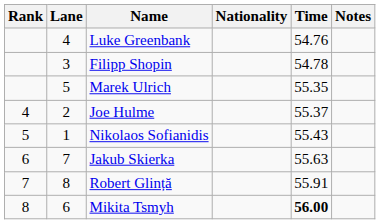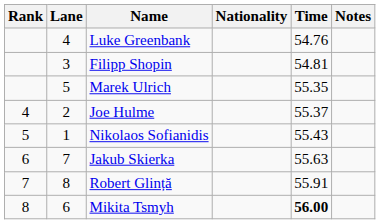(311, 64) 54.78 -> (311, 64) 54.81
